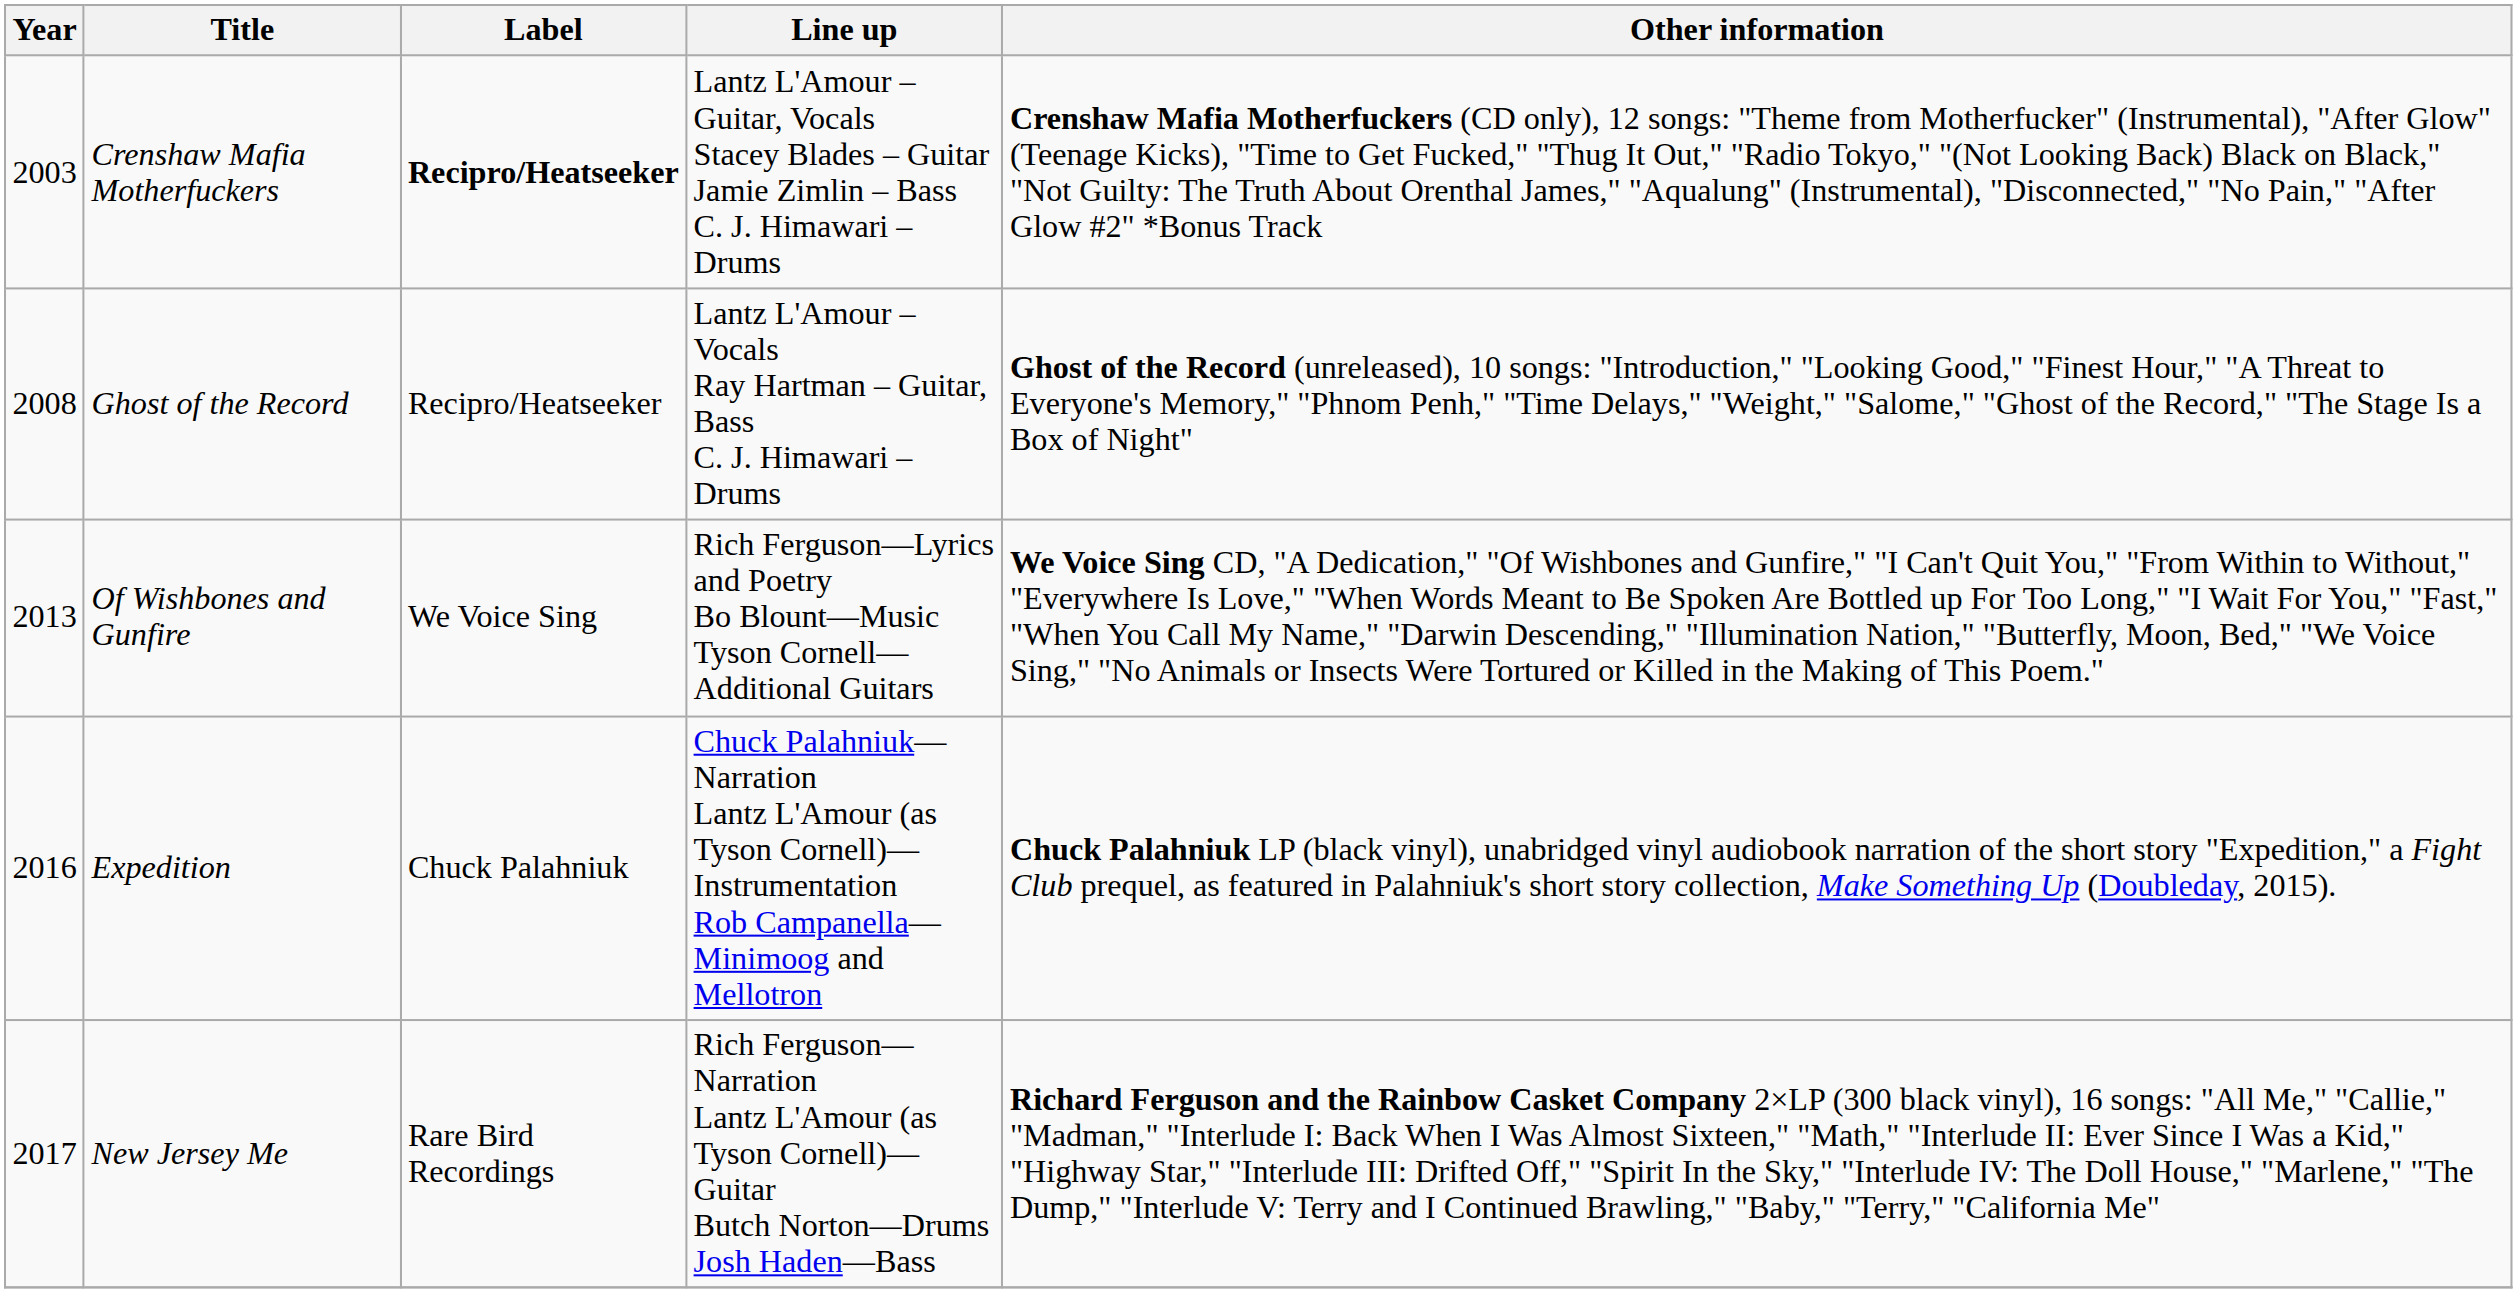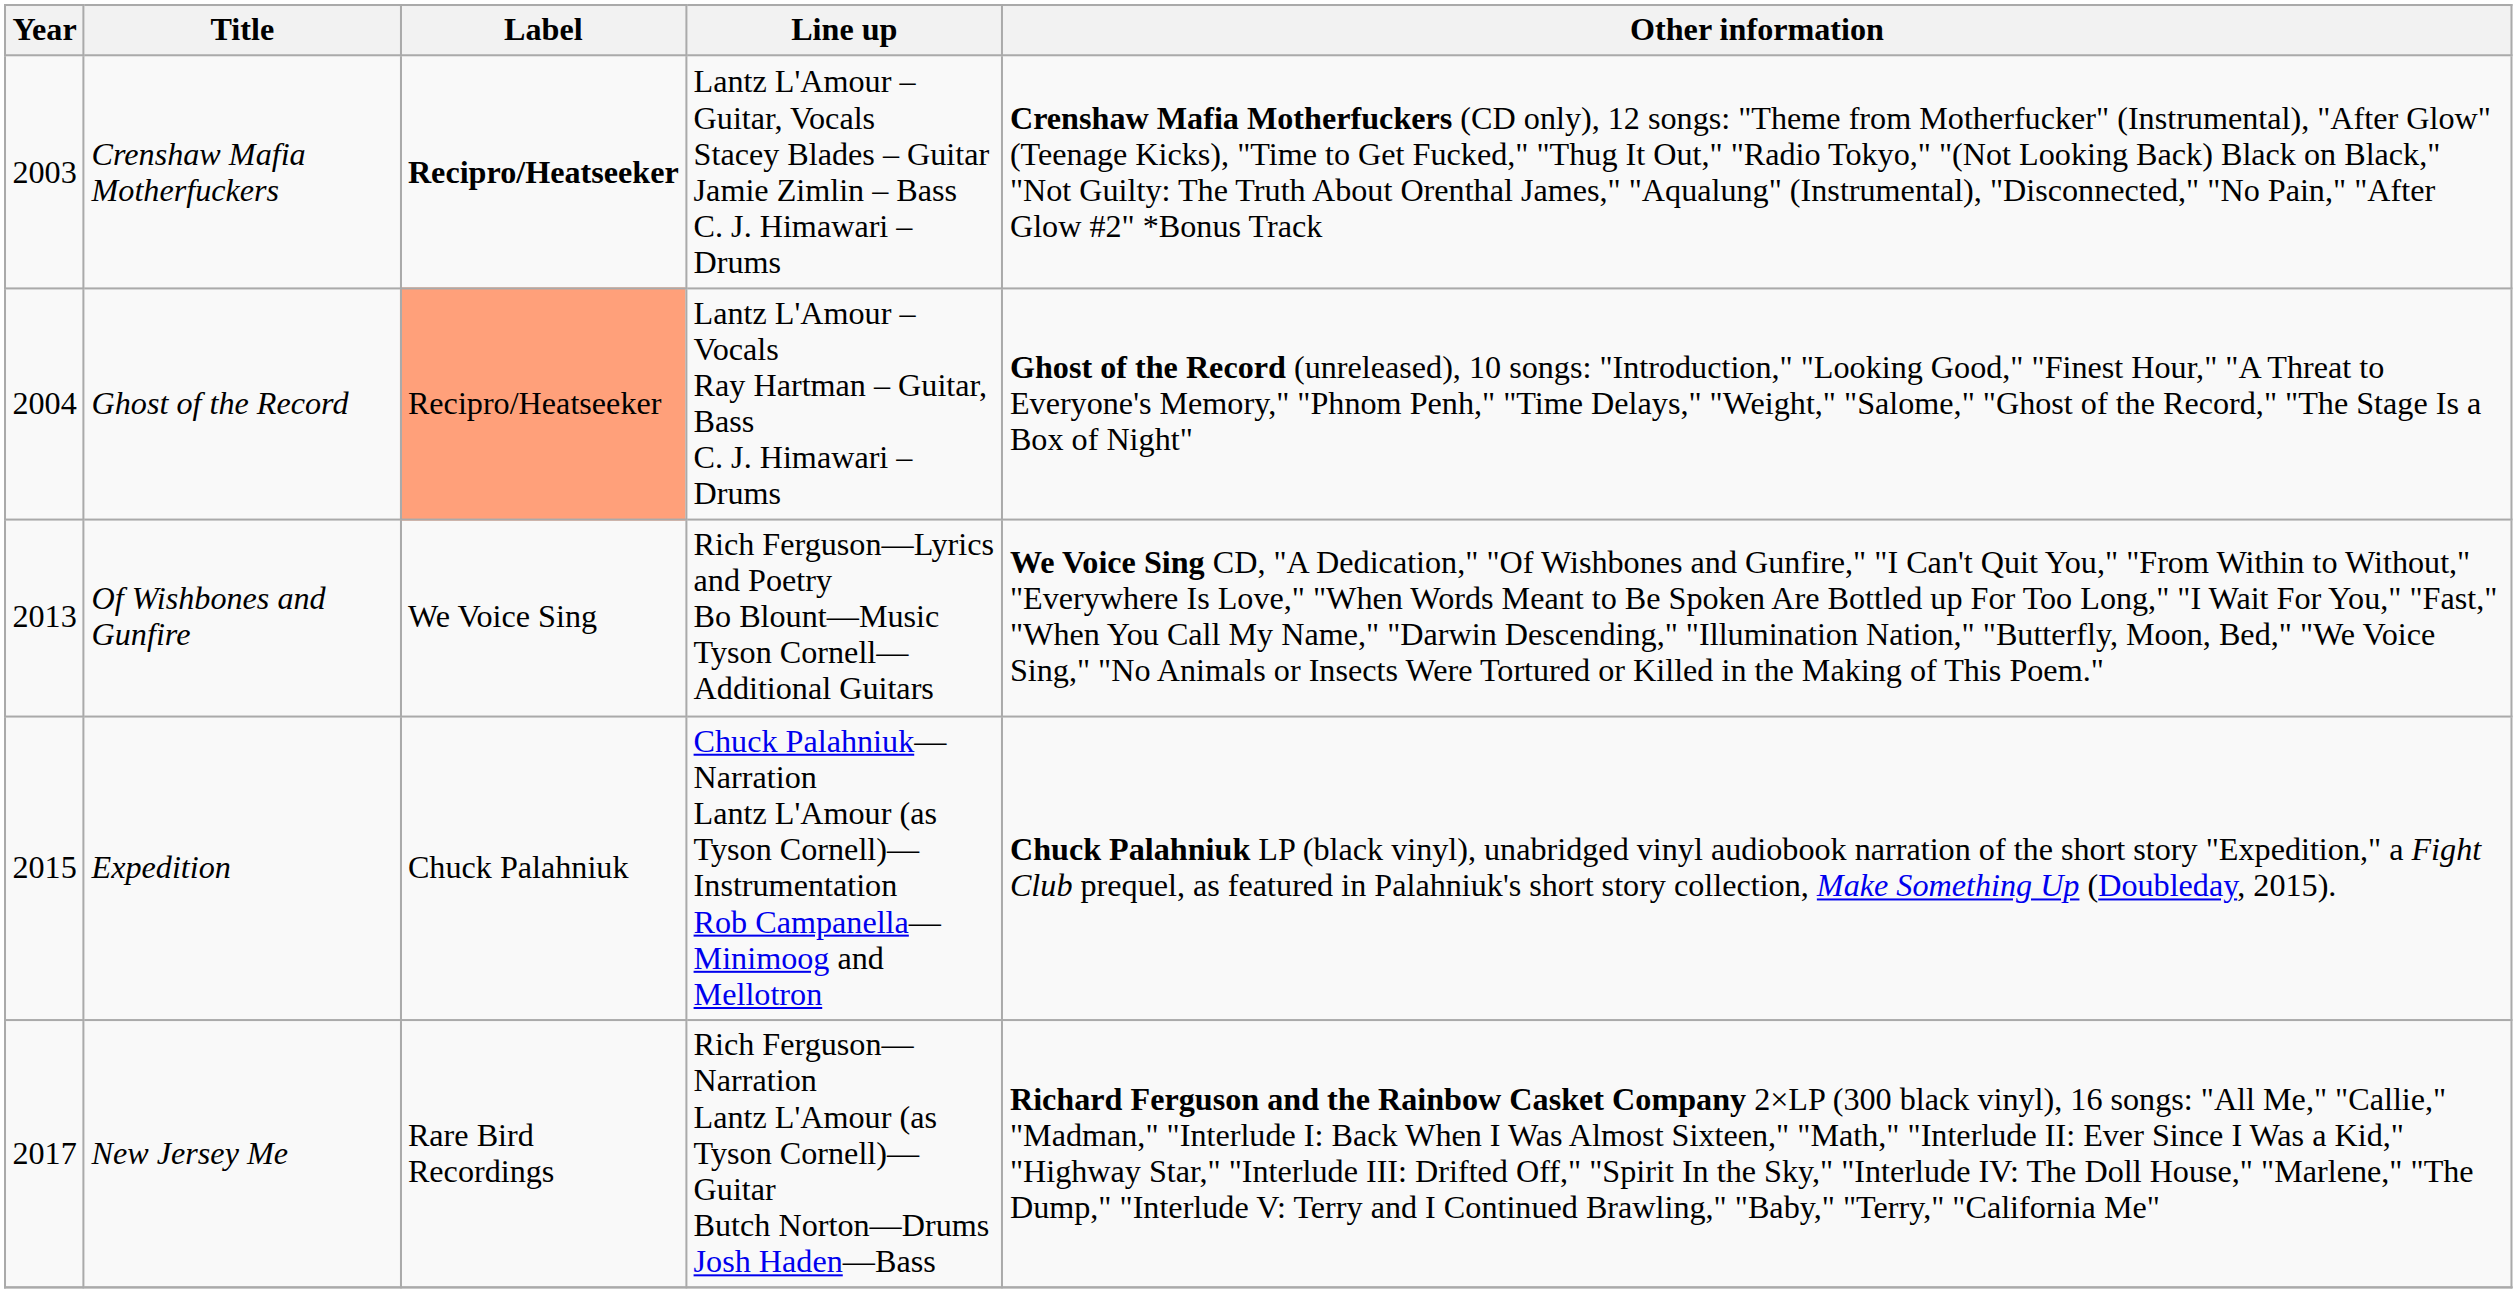(45, 403) 2008 -> (45, 403) 2004
(535, 403) no background -> (535, 403) lightsalmon background
(45, 867) 2016 -> (45, 867) 2015
